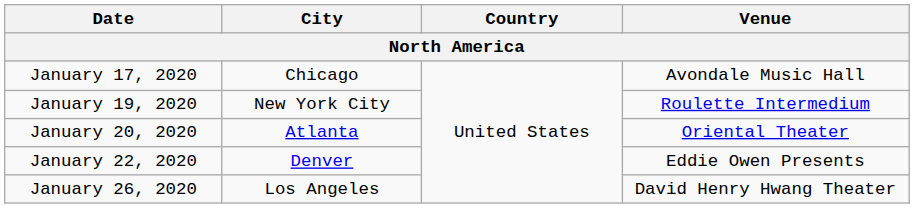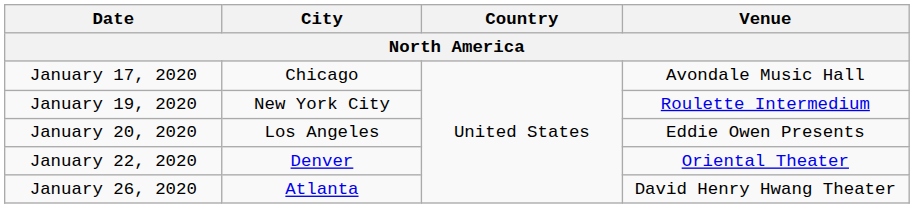(322, 132) Atlanta -> (322, 132) Los Angeles
(765, 132) Oriental Theater -> (765, 132) Eddie Owen Presents
(765, 161) Eddie Owen Presents -> (765, 161) Oriental Theater
(322, 189) Los Angeles -> (322, 189) Atlanta
